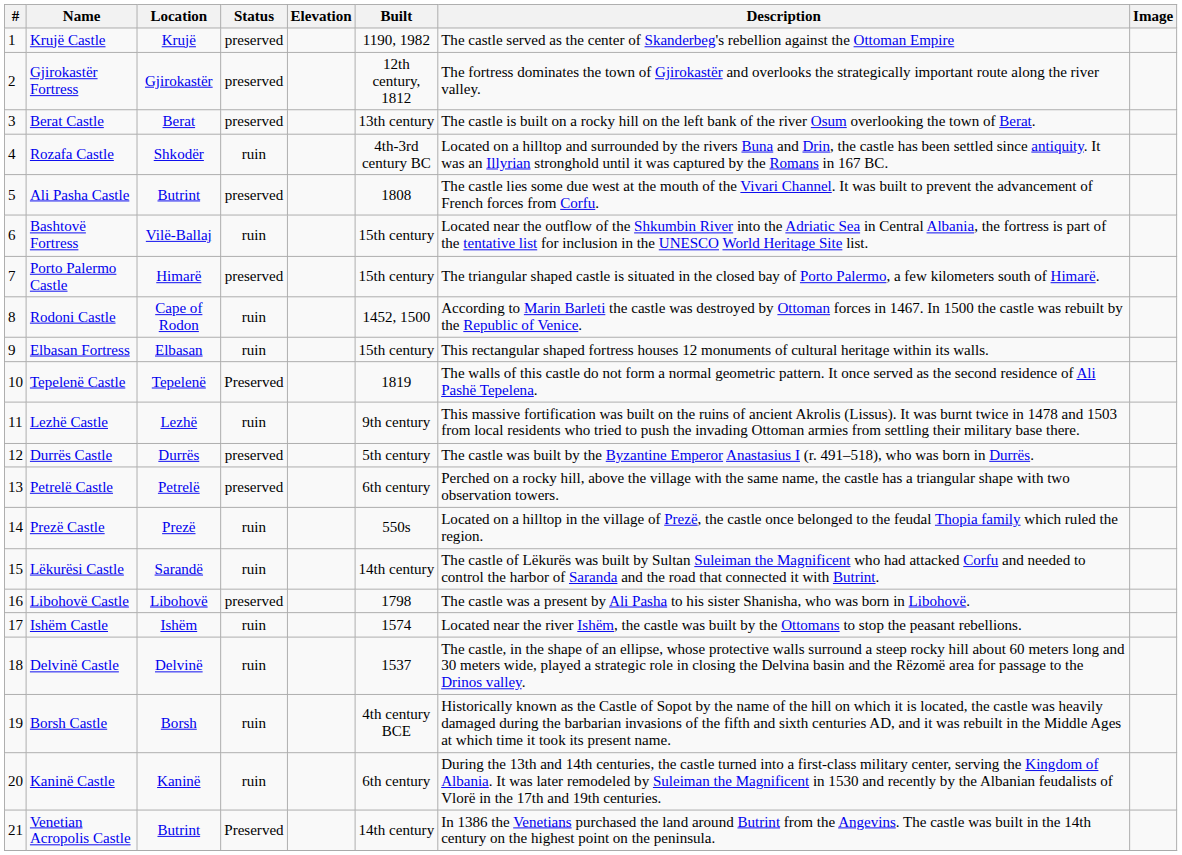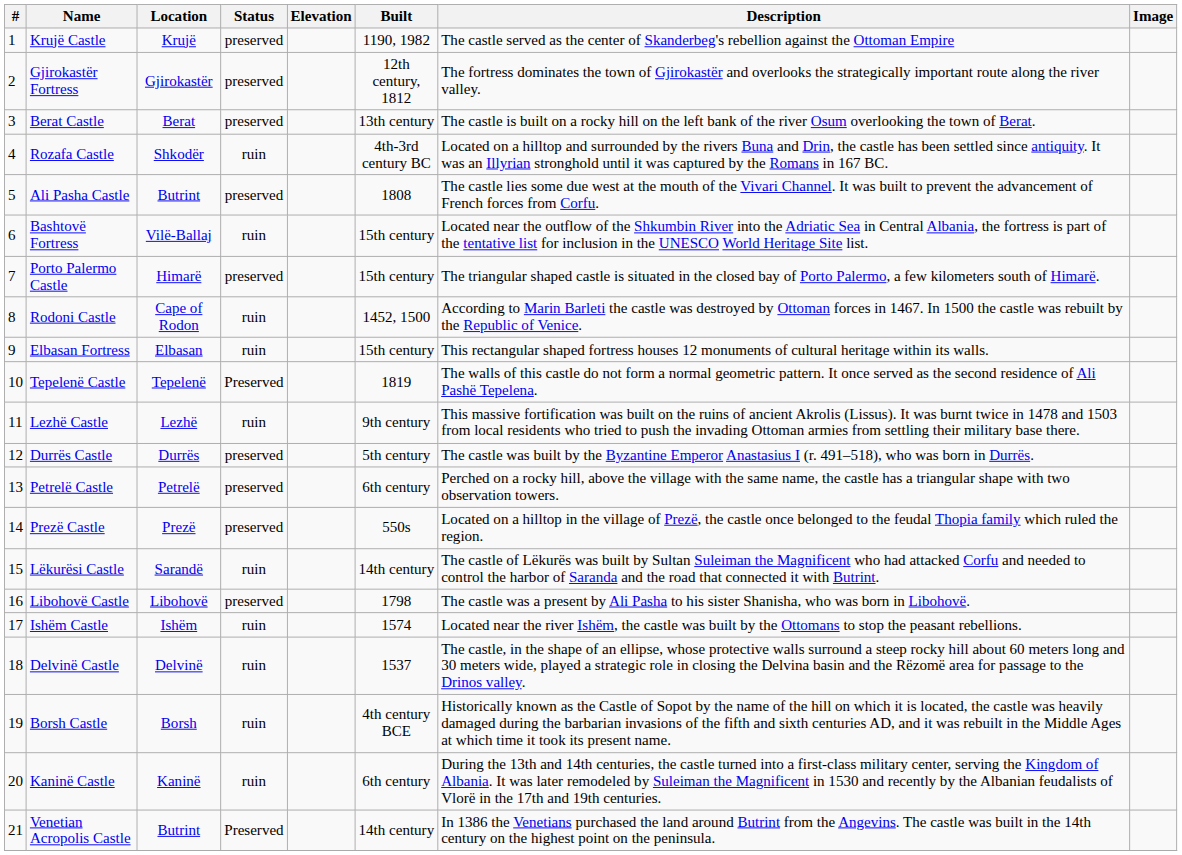(254, 528) ruin -> (254, 528) preserved
